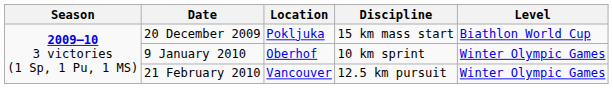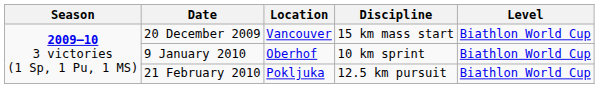(295, 34) Pokljuka -> (299, 34) Vancouver
(533, 54) Winter Olympic Games -> (525, 54) Biathlon World Cup
(299, 73) Vancouver -> (295, 73) Pokljuka
(533, 73) Winter Olympic Games -> (525, 73) Biathlon World Cup
